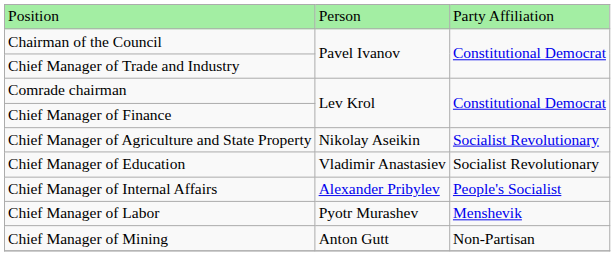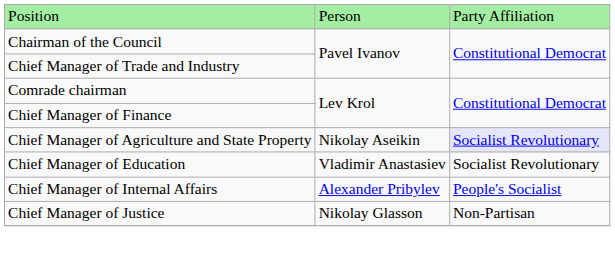(526, 139) no background -> (526, 139) lavender background
- row: (84, 213)
+ row: (86, 213)
- row: (88, 238)
